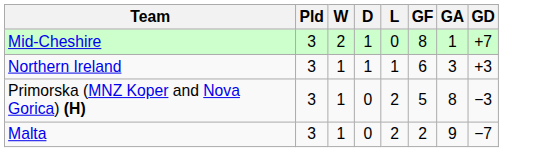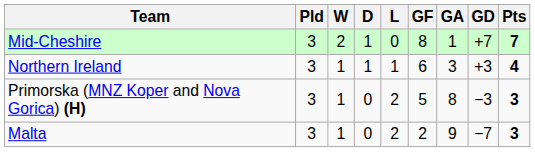+ column: (514, 16)
